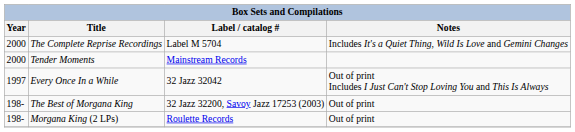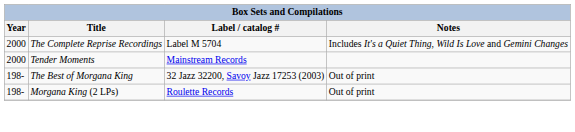- row: (74, 82)
